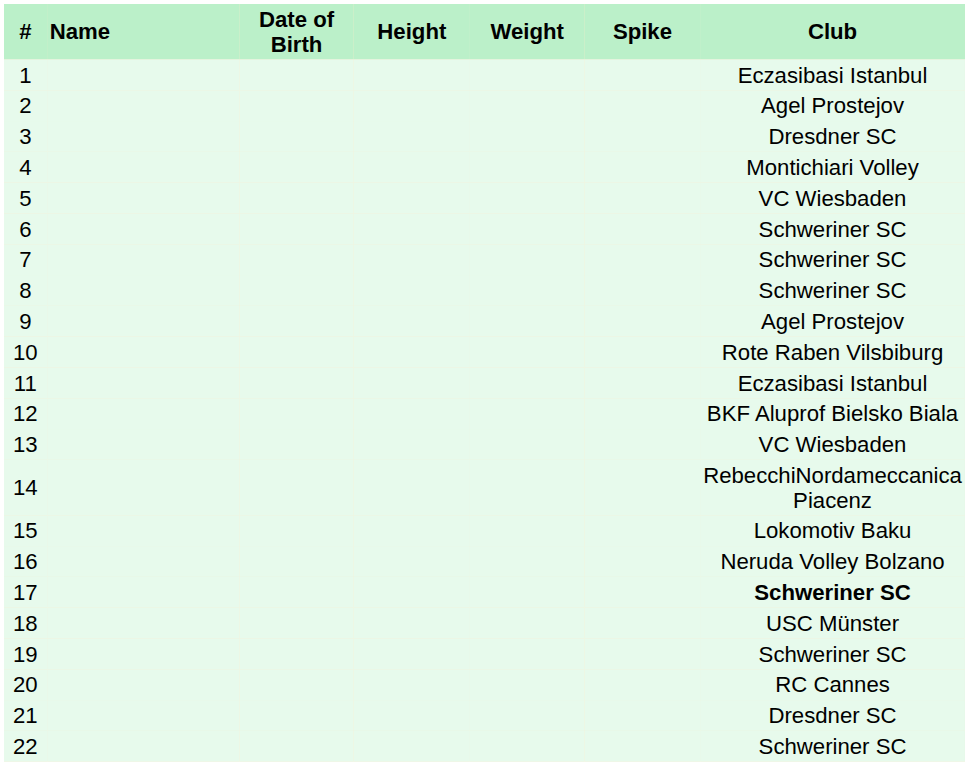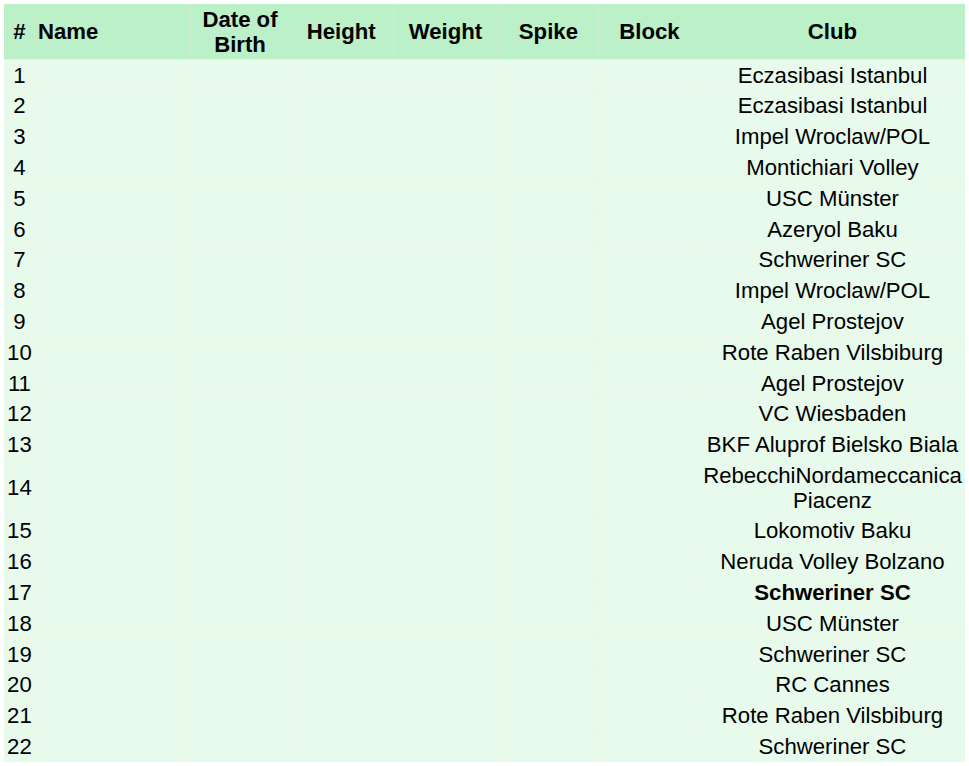+ column: (649, 32)
(833, 106) Agel Prostejov -> (832, 106) Eczasibasi Istanbul
(833, 136) Dresdner SC -> (832, 136) Impel Wroclaw/POL
(833, 198) VC Wiesbaden -> (832, 198) USC Münster
(833, 229) Schweriner SC -> (832, 229) Azeryol Baku
(833, 290) Schweriner SC -> (832, 290) Impel Wroclaw/POL
(833, 383) Eczasibasi Istanbul -> (832, 383) Agel Prostejov
(833, 414) BKF Aluprof Bielsko Biala -> (832, 414) VC Wiesbaden
(833, 444) VC Wiesbaden -> (832, 444) BKF Aluprof Bielsko Biala
(833, 715) Dresdner SC -> (832, 715) Rote Raben Vilsbiburg
